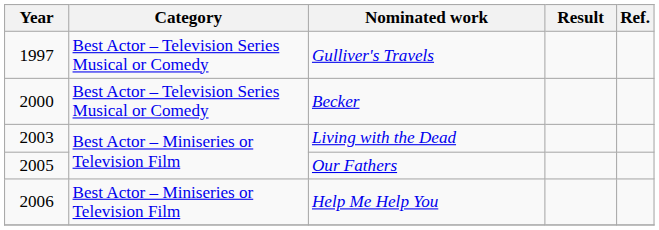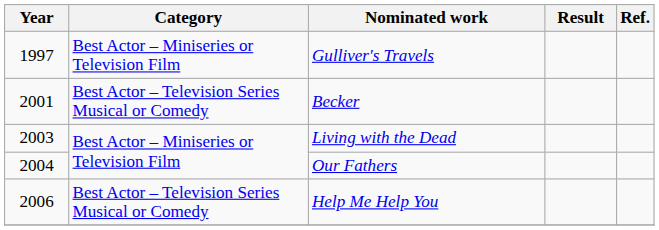(176, 54) Best Actor – Television Series Musical or Comedy -> (163, 54) Best Actor – Miniseries or Television Film
(37, 101) 2000 -> (37, 101) 2001
(37, 165) 2005 -> (37, 165) 2004
(163, 201) Best Actor – Miniseries or Television Film -> (176, 201) Best Actor – Television Series Musical or Comedy
